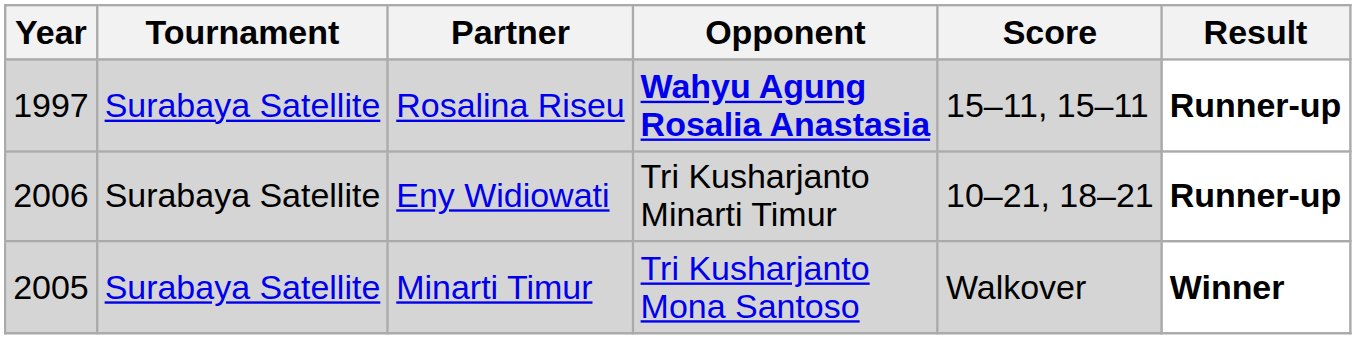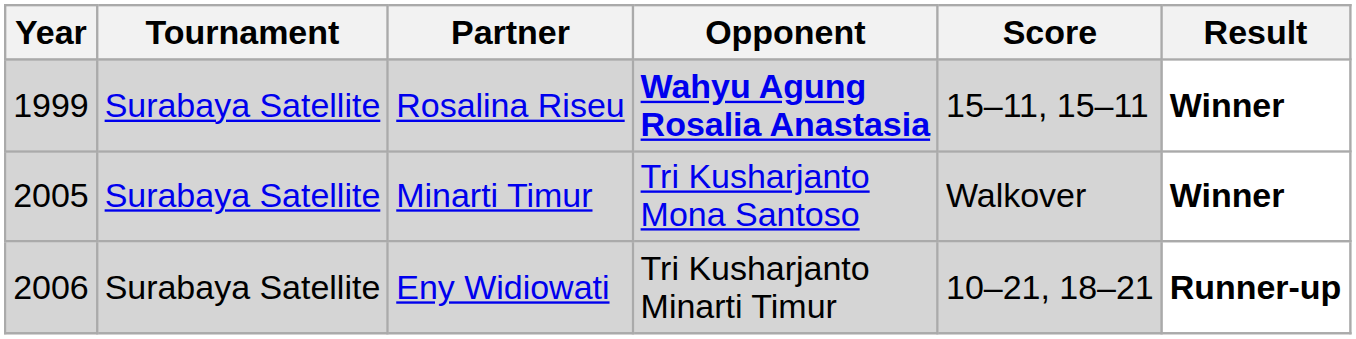(51, 105) 1997 -> (51, 105) 1999
(1256, 105) Runner-up -> (1227, 105) Winner
rows swapped: (494, 288) <-> (503, 196)
